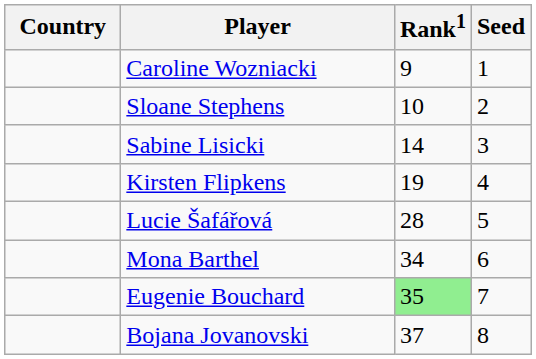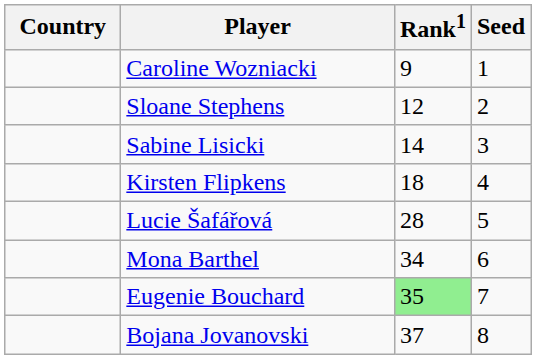(412, 106) 10 -> (412, 106) 12
(412, 182) 19 -> (412, 182) 18
